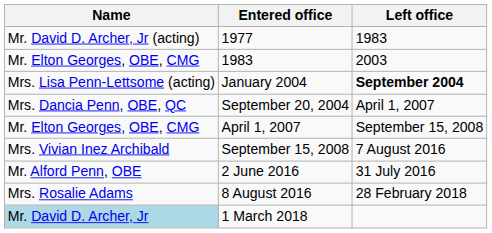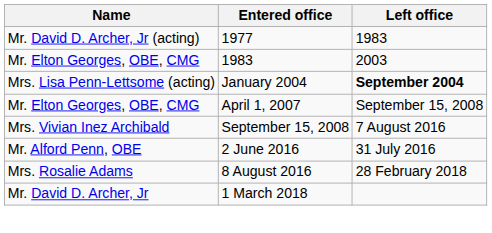- row: (285, 104)
(78, 216) lightblue background -> (78, 194) no background
